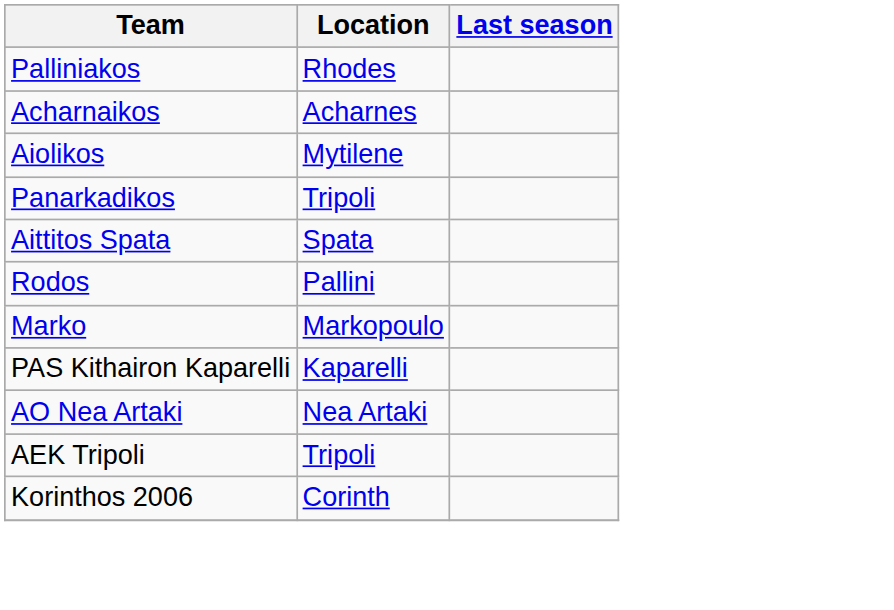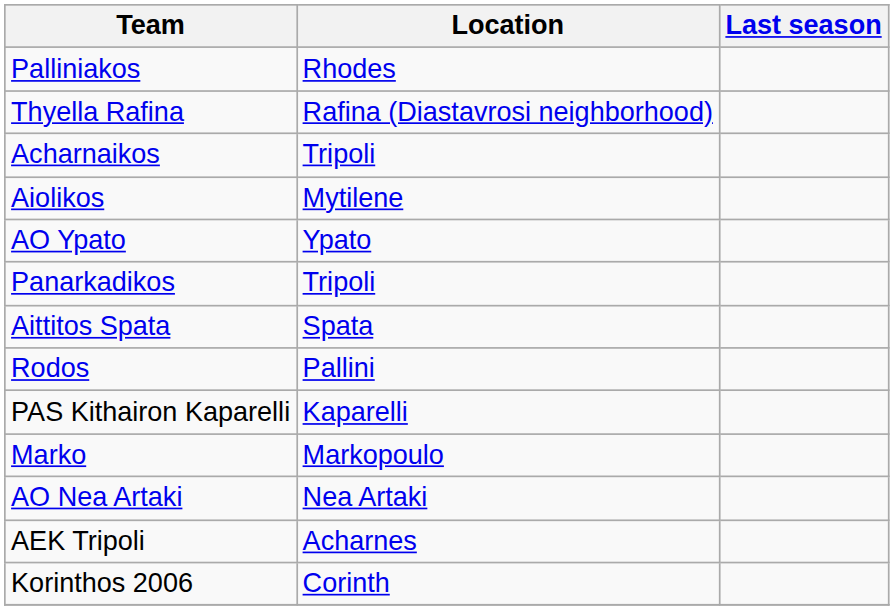+ row: (98, 111)
(360, 111) Acharnes -> (339, 154) Tripoli
+ row: (68, 240)
rows swapped: (49, 326) <-> (151, 369)
(339, 454) Tripoli -> (360, 540) Acharnes
